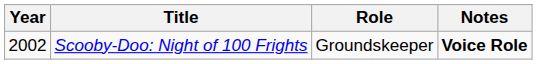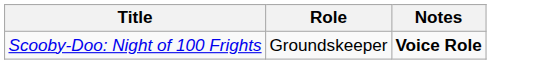- column: (28, 18)
